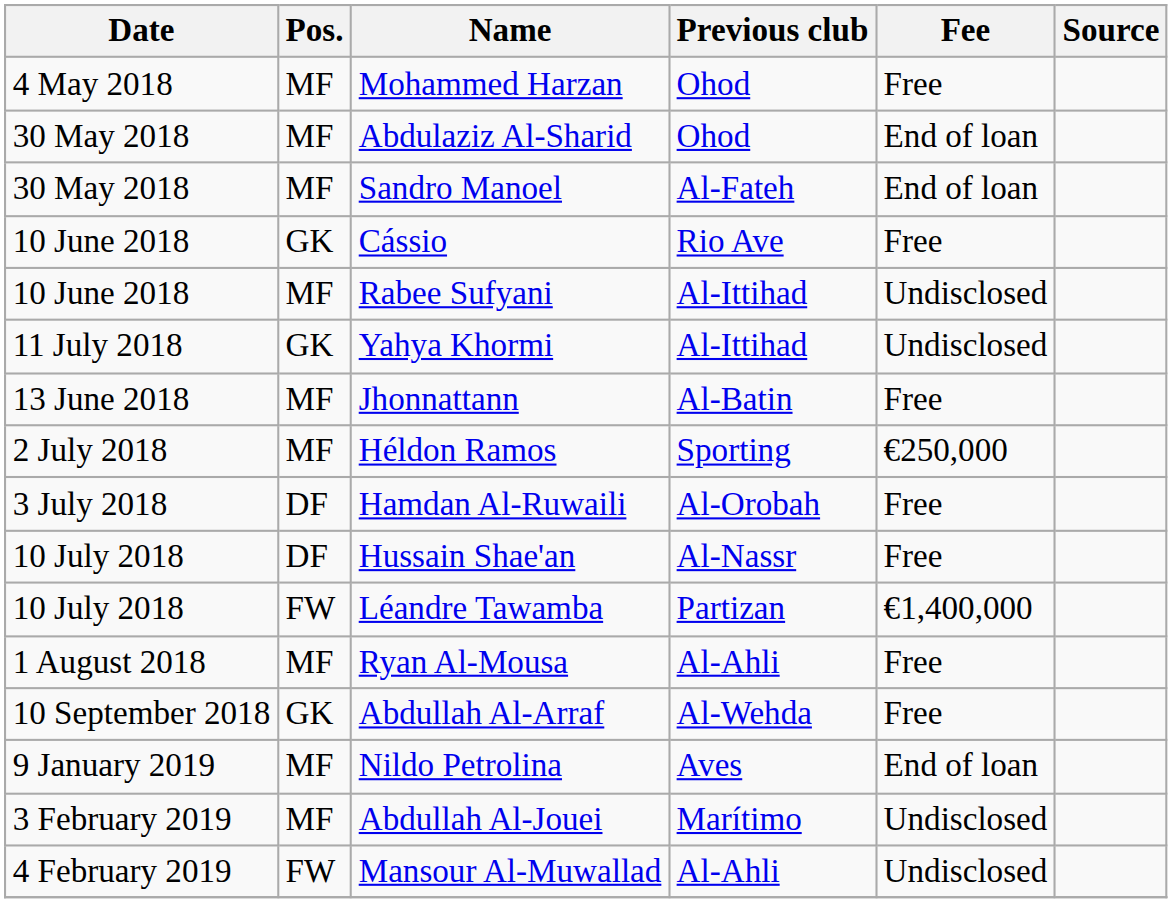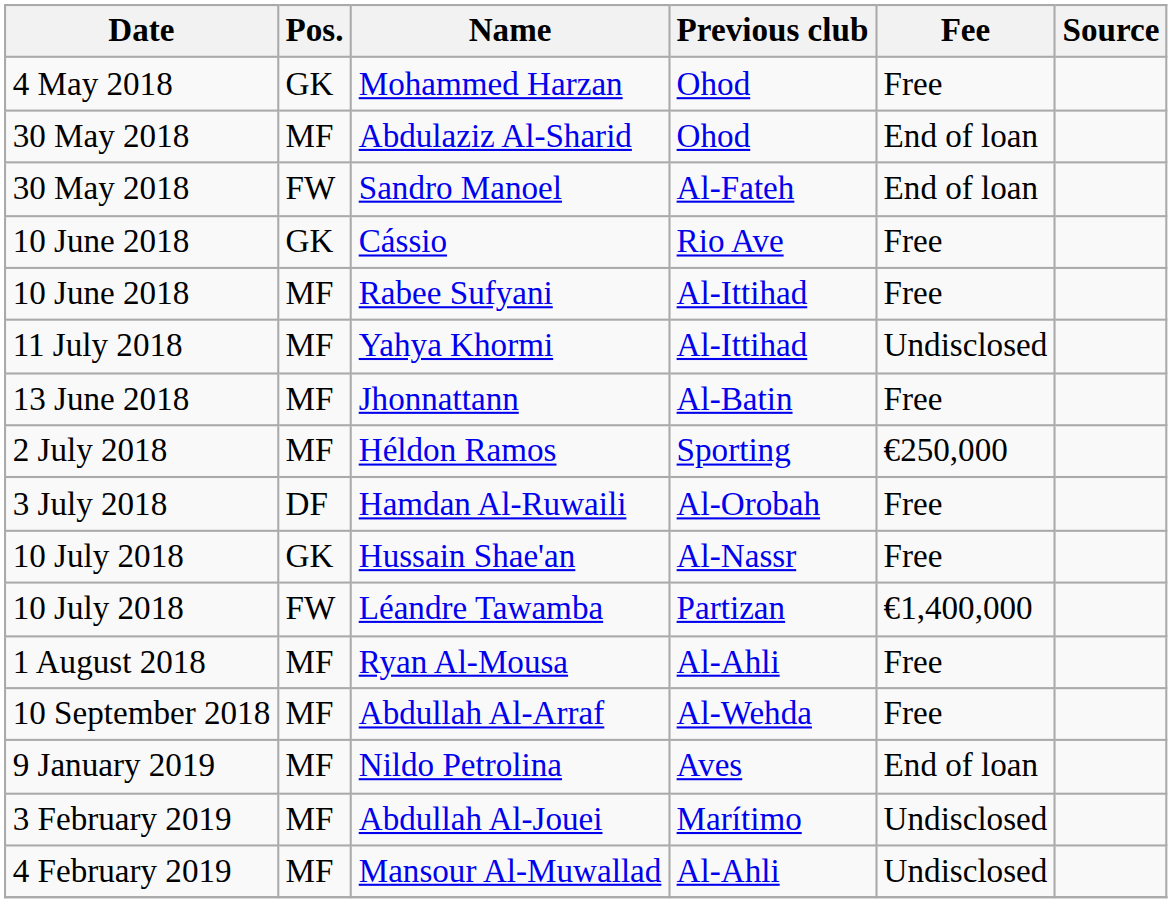(309, 83) MF -> (309, 83) GK
(309, 188) MF -> (310, 188) FW
(965, 293) Undisclosed -> (913, 293) Free
(309, 345) GK -> (309, 345) MF
(307, 556) DF -> (309, 556) GK
(309, 713) GK -> (309, 713) MF
(310, 871) FW -> (309, 871) MF
